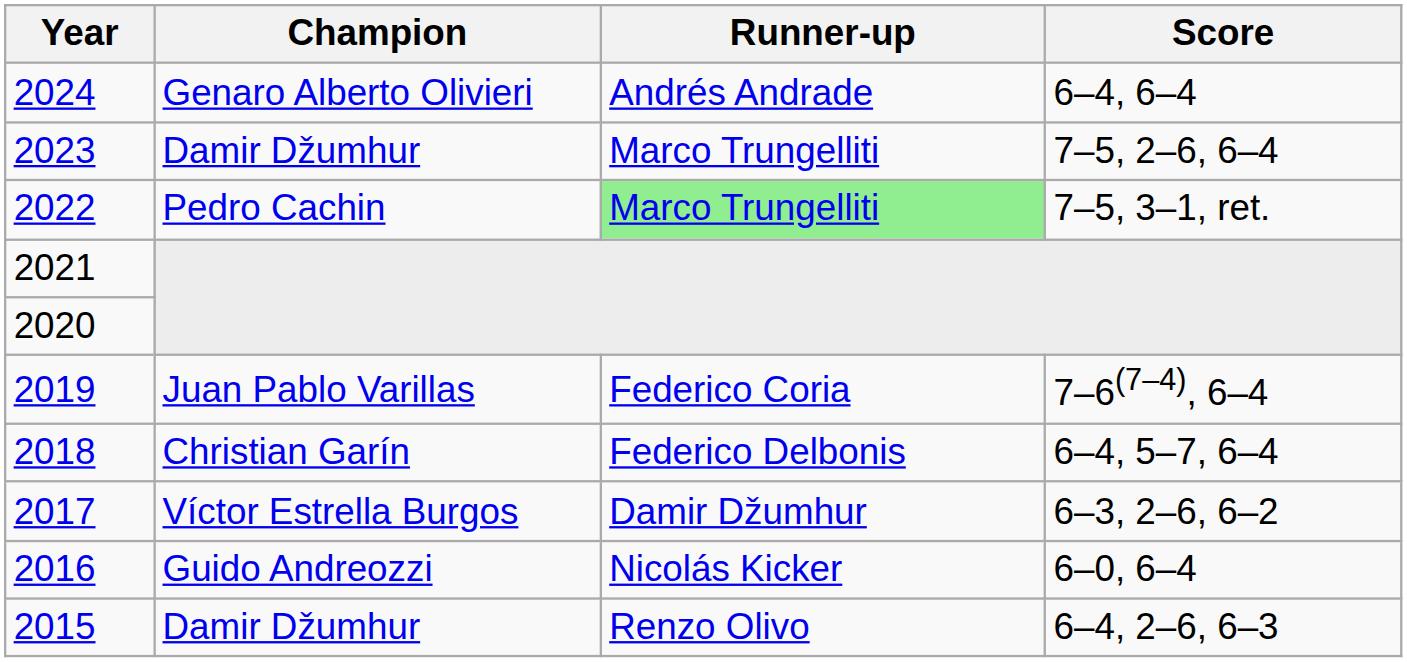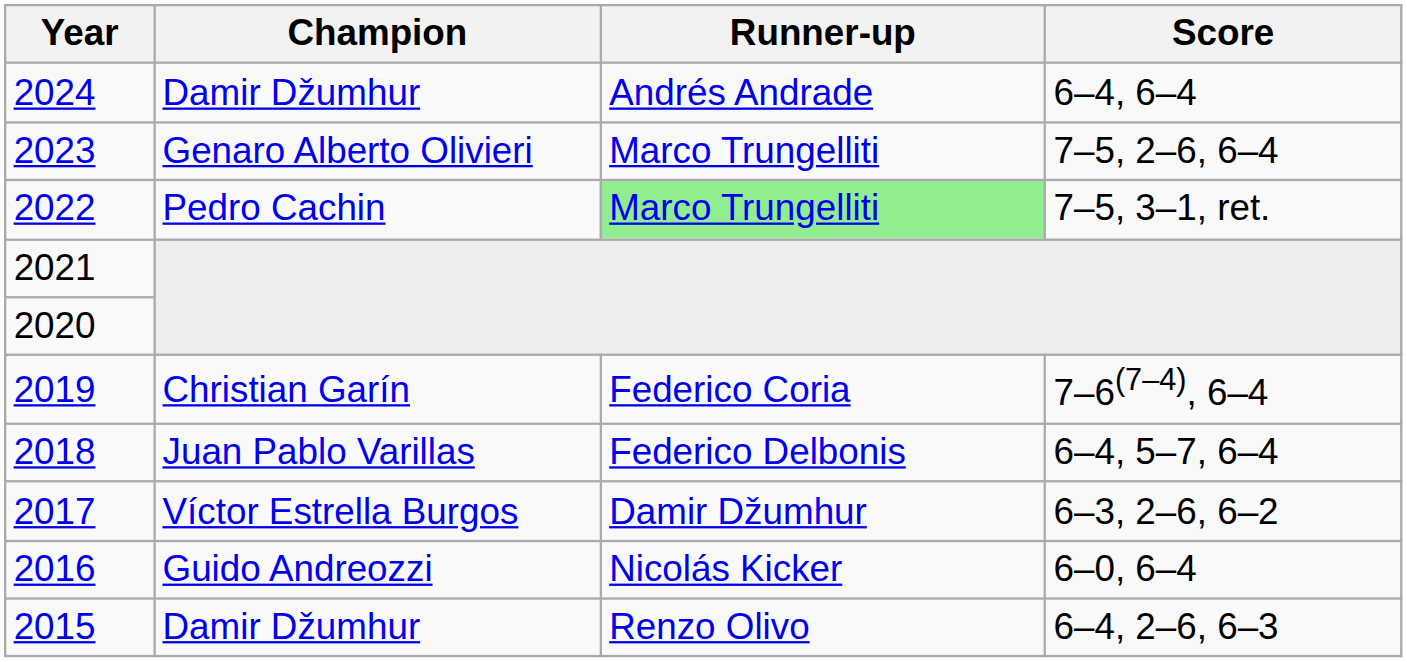(348, 92) Genaro Alberto Olivieri -> (291, 92) Damir Džumhur
(291, 150) Damir Džumhur -> (348, 150) Genaro Alberto Olivieri
(319, 388) Juan Pablo Varillas -> (286, 388) Christian Garín
(286, 452) Christian Garín -> (319, 452) Juan Pablo Varillas
